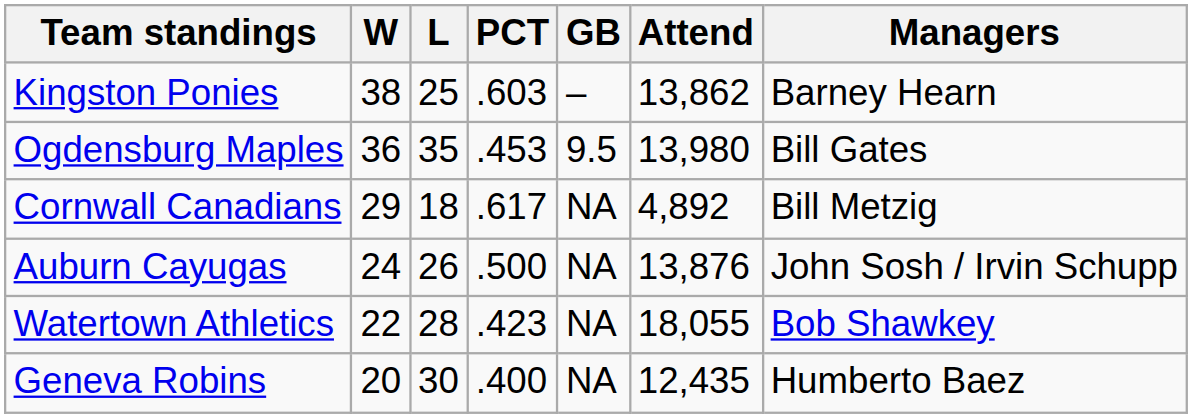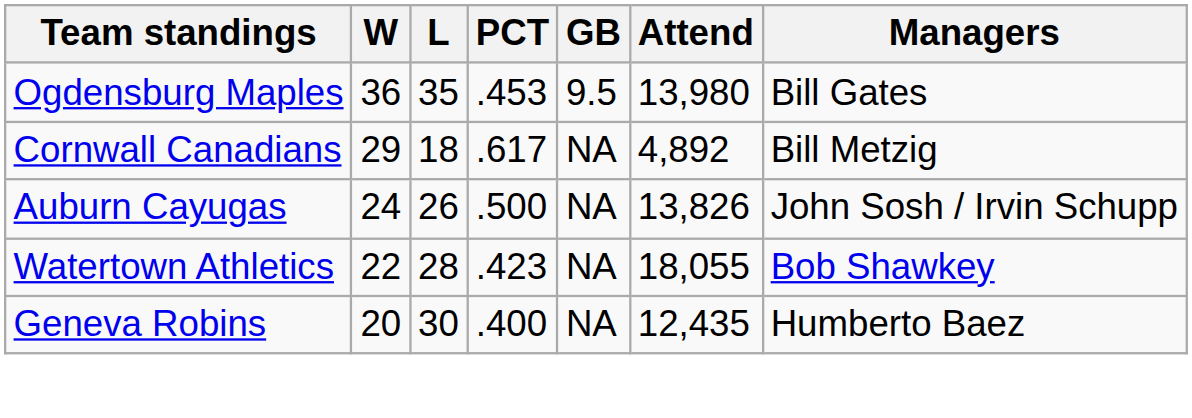- row: (146, 91)
(694, 265) 13,876 -> (694, 207) 13,826
